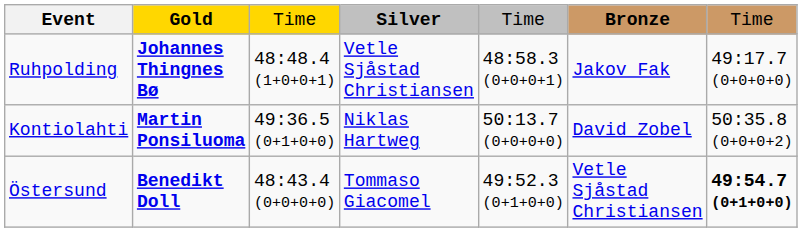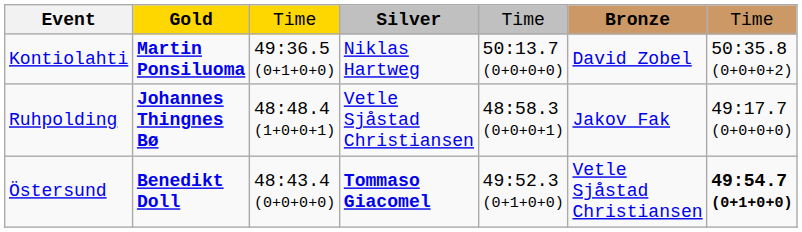rows swapped: (69, 130) <-> (63, 70)
(387, 191) normal -> (387, 191) bold
